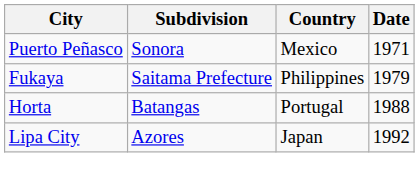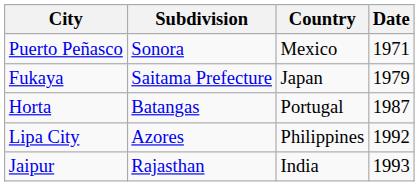(322, 78) Philippines -> (302, 78) Japan
(391, 107) 1988 -> (391, 107) 1987
(302, 136) Japan -> (322, 136) Philippines
+ row: (32, 166)
